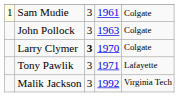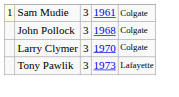(108, 30) 1963 -> (105, 30) 1968
(89, 48) bold -> (86, 48) normal
(108, 65) 1971 -> (105, 65) 1973
- row: (50, 83)
